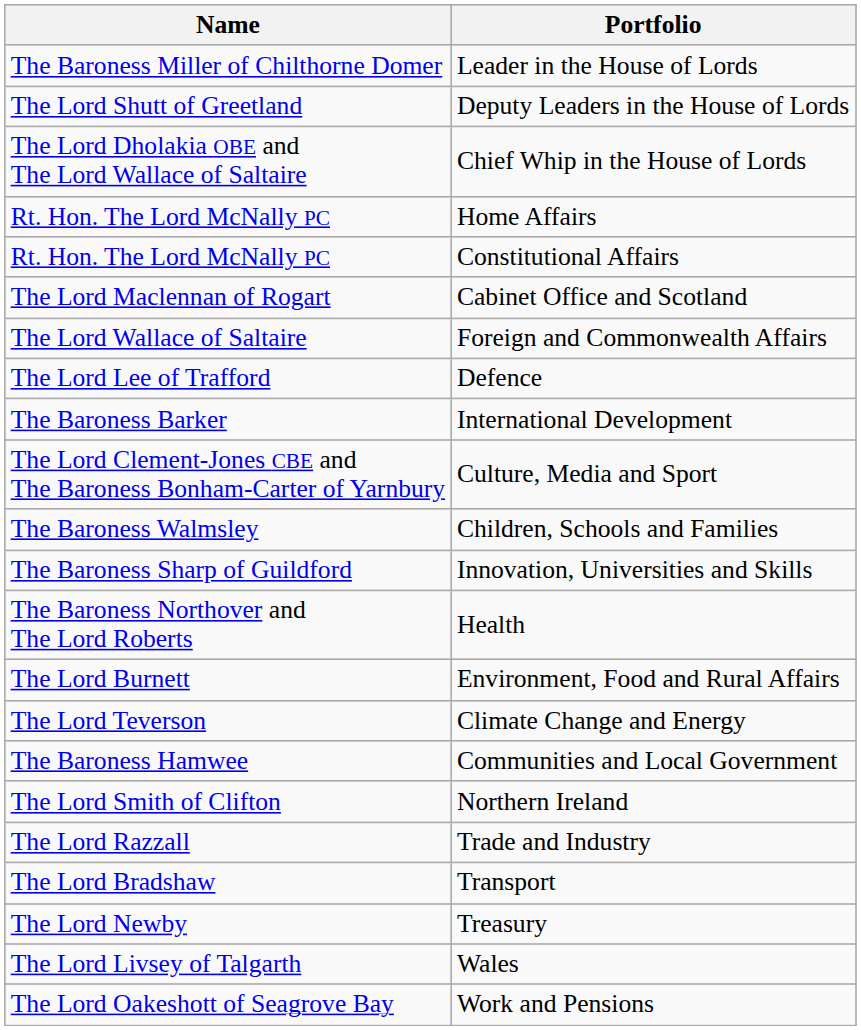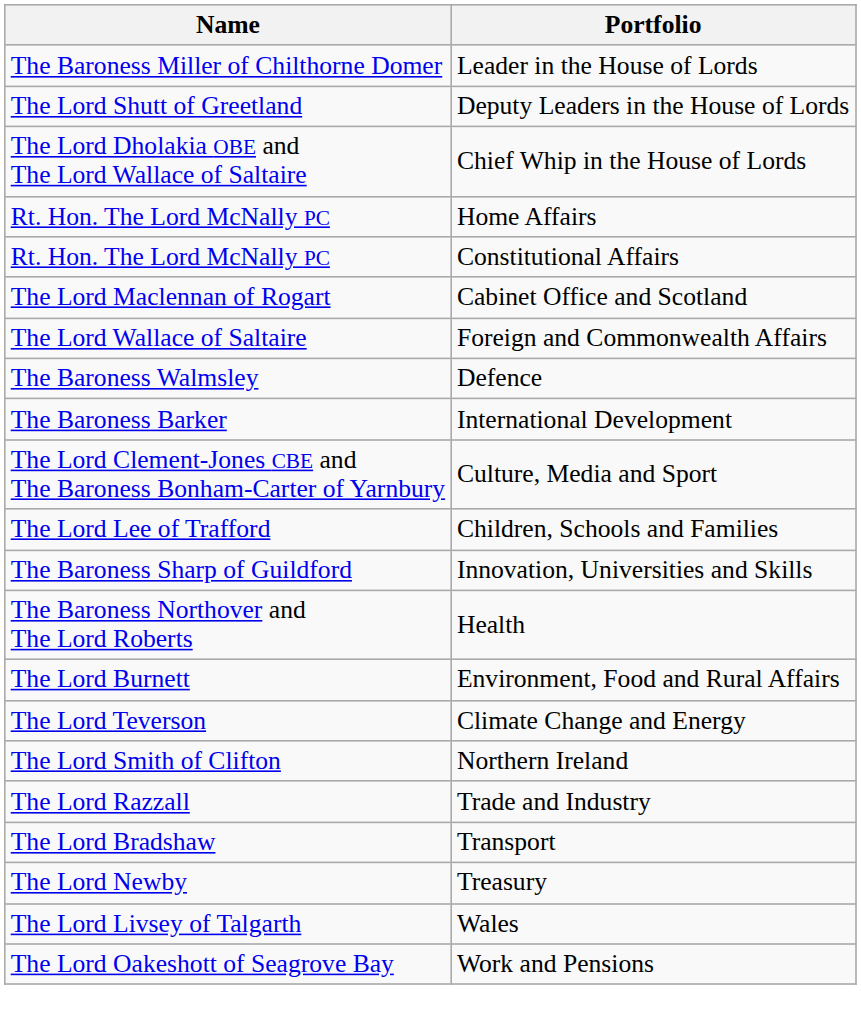(141, 378) The Lord Lee of Trafford -> (135, 378) The Baroness Walmsley
(135, 529) The Baroness Walmsley -> (141, 529) The Lord Lee of Trafford
- row: (647, 760)
